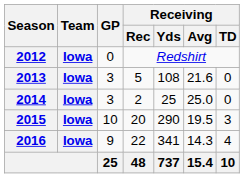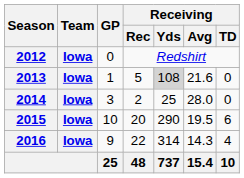(110, 78) 3 -> (110, 78) 1
(169, 78) no background -> (169, 78) lightgrey background
(200, 99) 25.0 -> (200, 99) 28.0
(228, 120) 3 -> (228, 120) 6
(169, 141) 341 -> (169, 141) 314
